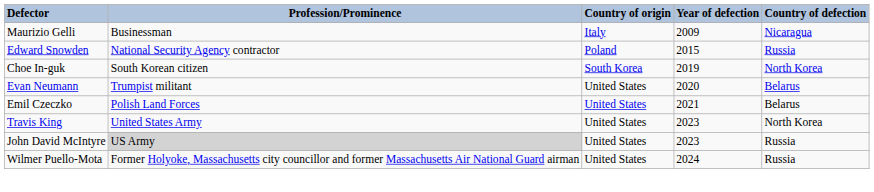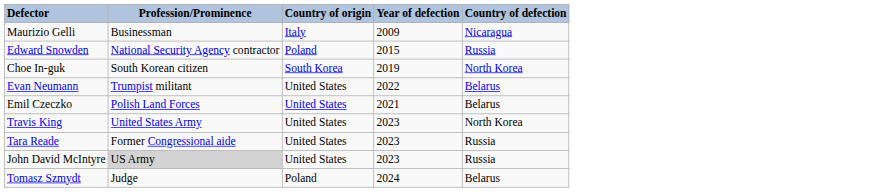(688, 86) 2020 -> (388, 86) 2022
+ row: (33, 141)
- row: (55, 159)
+ row: (44, 178)
